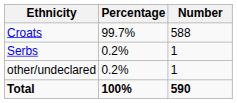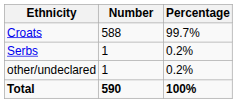columns swapped: (200, 13) <-> (133, 13)
